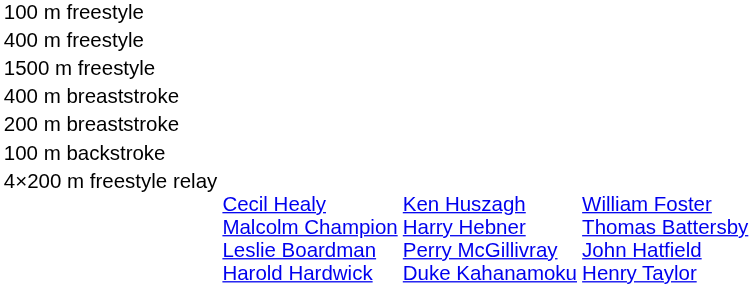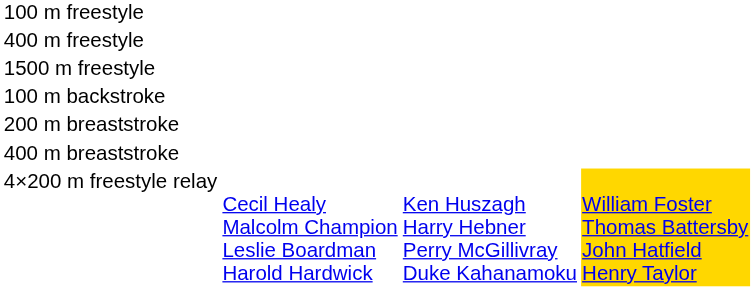rows swapped: (85, 153) <-> (91, 96)
(665, 238) no background -> (665, 238) gold background
